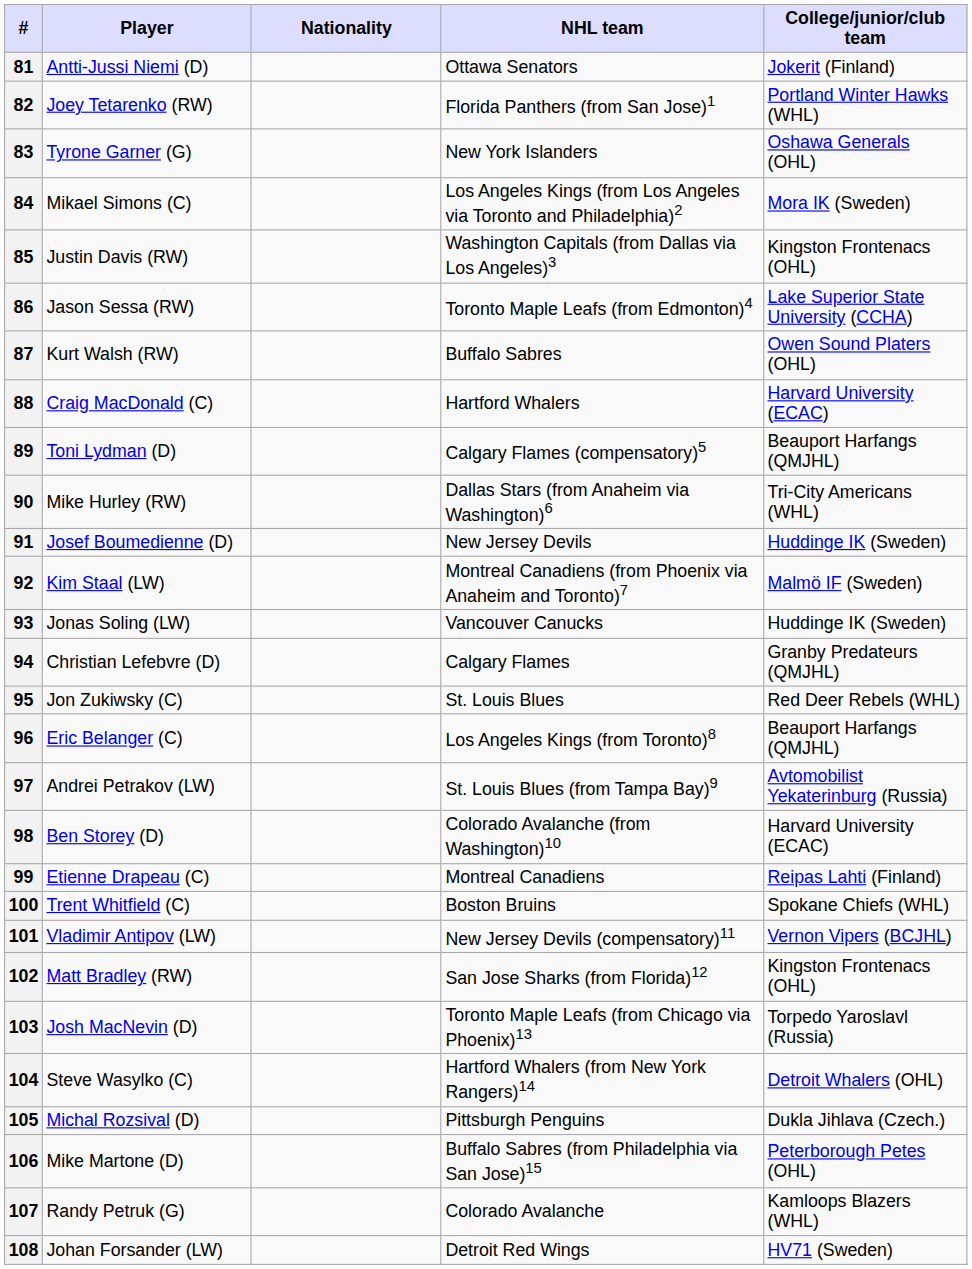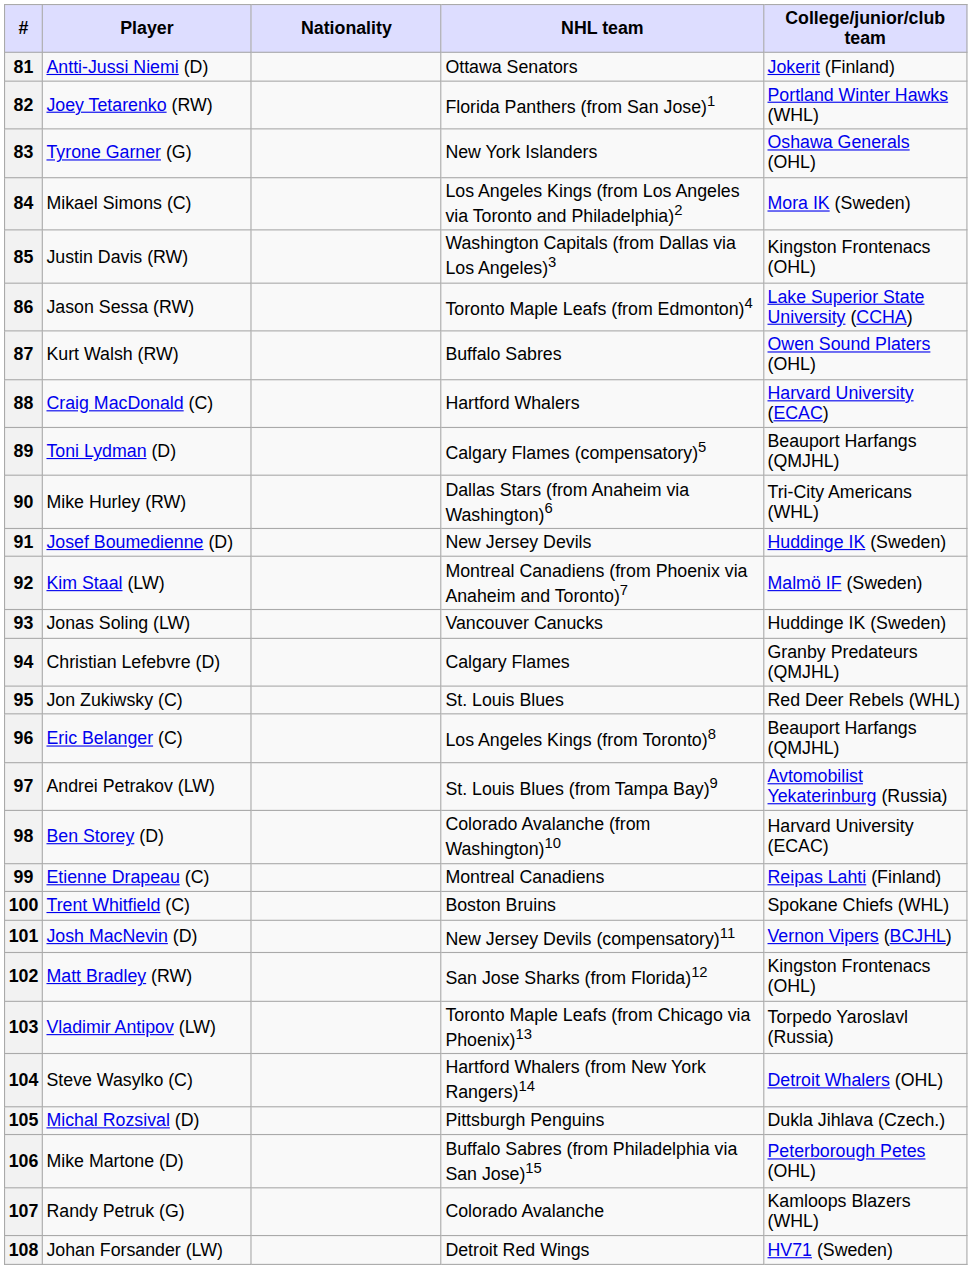(131, 936) Vladimir Antipov (LW) -> (122, 936) Josh MacNevin (D)
(122, 1027) Josh MacNevin (D) -> (131, 1027) Vladimir Antipov (LW)
